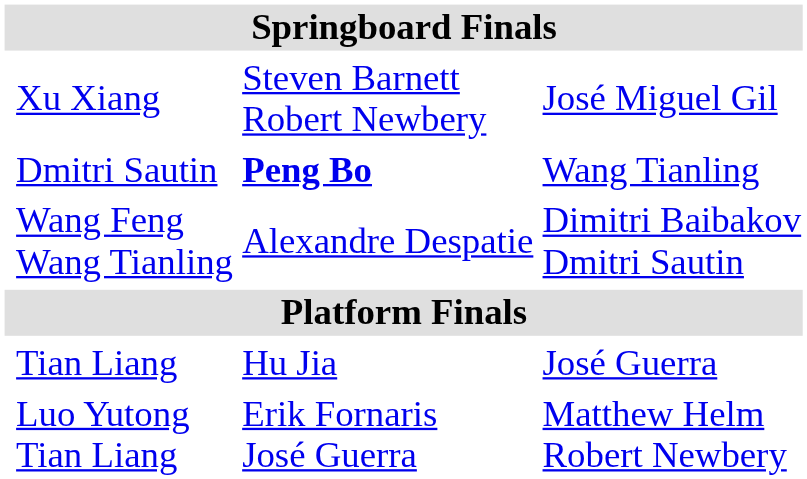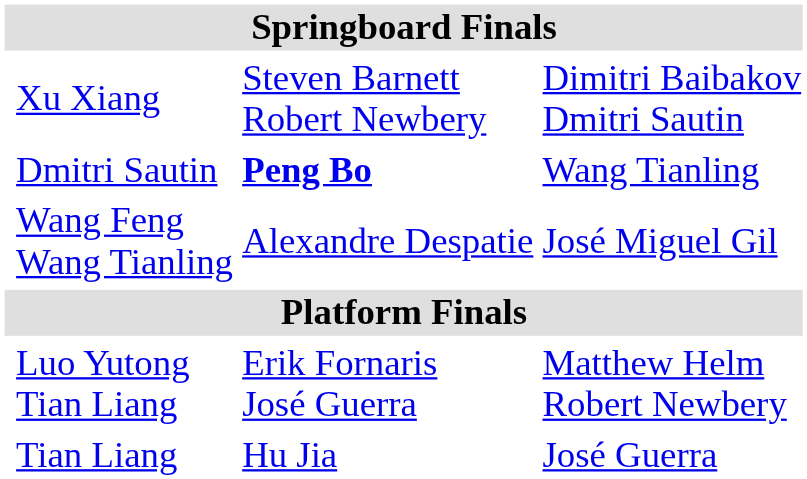(660, 98) José Miguel Gil -> (672, 98) Dimitri Baibakov Dmitri Sautin
(672, 240) Dimitri Baibakov Dmitri Sautin -> (660, 240) José Miguel Gil
rows swapped: (97, 362) <-> (103, 434)
